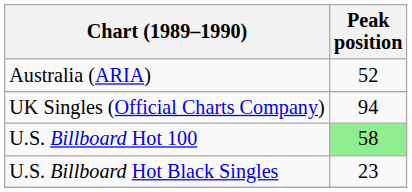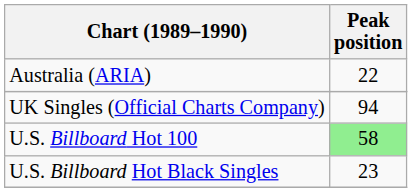(368, 75) 52 -> (368, 75) 22
